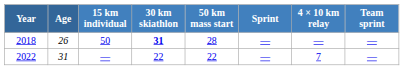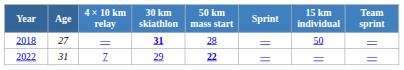columns swapped: (105, 18) <-> (319, 18)
(63, 40) 26 -> (63, 40) 27
(159, 57) 22 -> (159, 57) 29
(212, 57) normal -> (212, 57) bold
